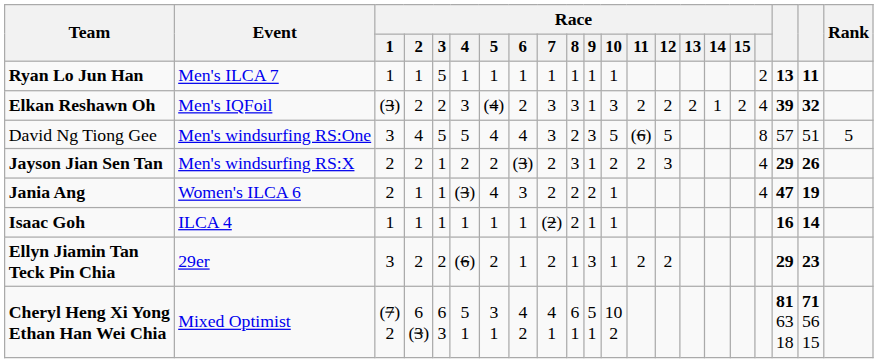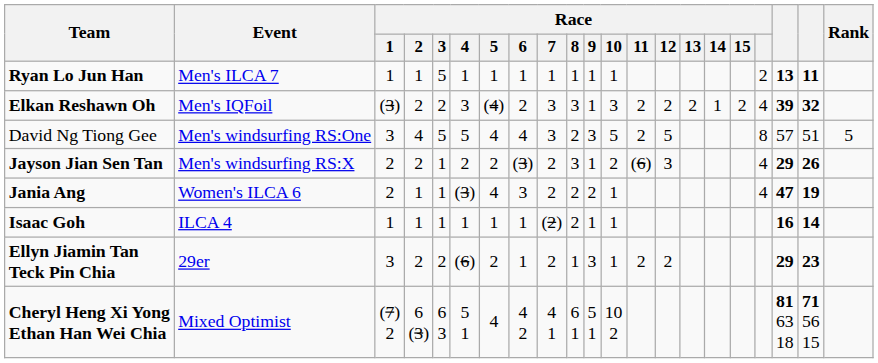(641, 134) (6) -> (641, 134) 2
(641, 163) 2 -> (641, 163) (6)
(494, 322) 3 1 -> (494, 322) 4
